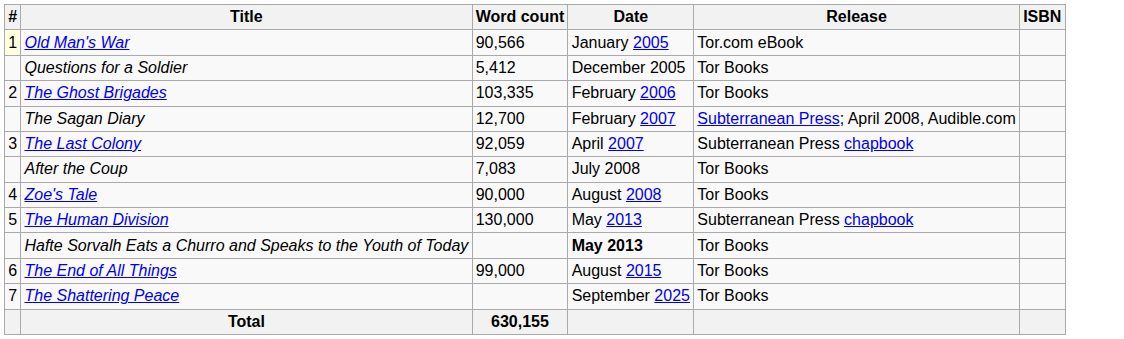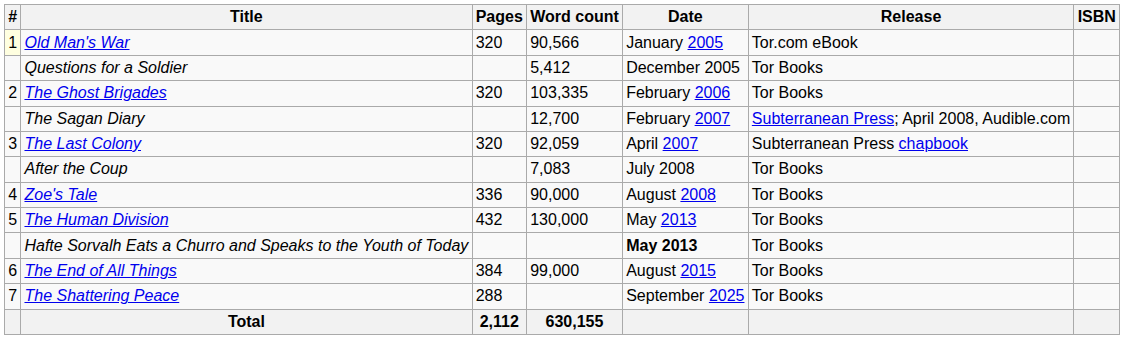+ column: (499, 17)
(805, 220) Subterranean Press chapbook -> (787, 220) Tor Books
